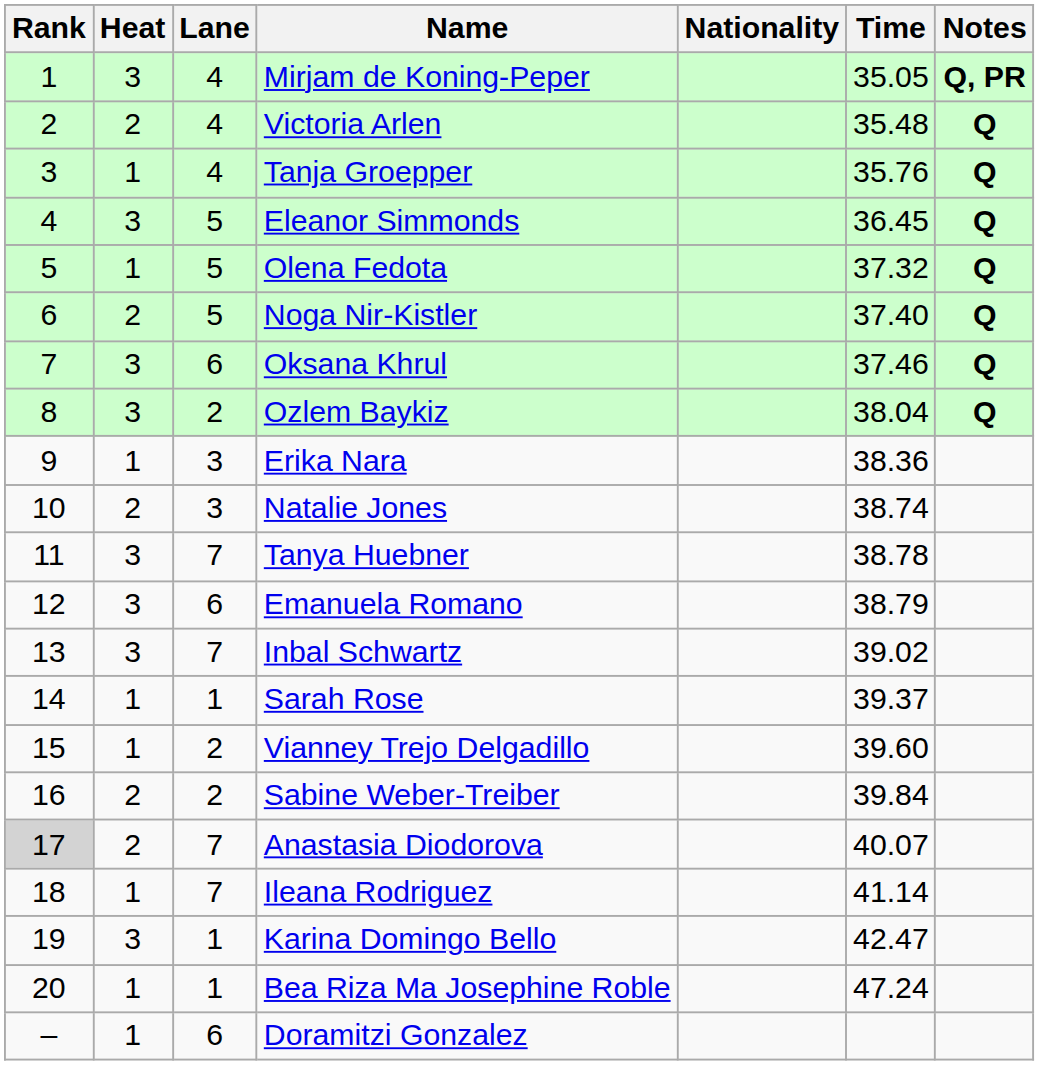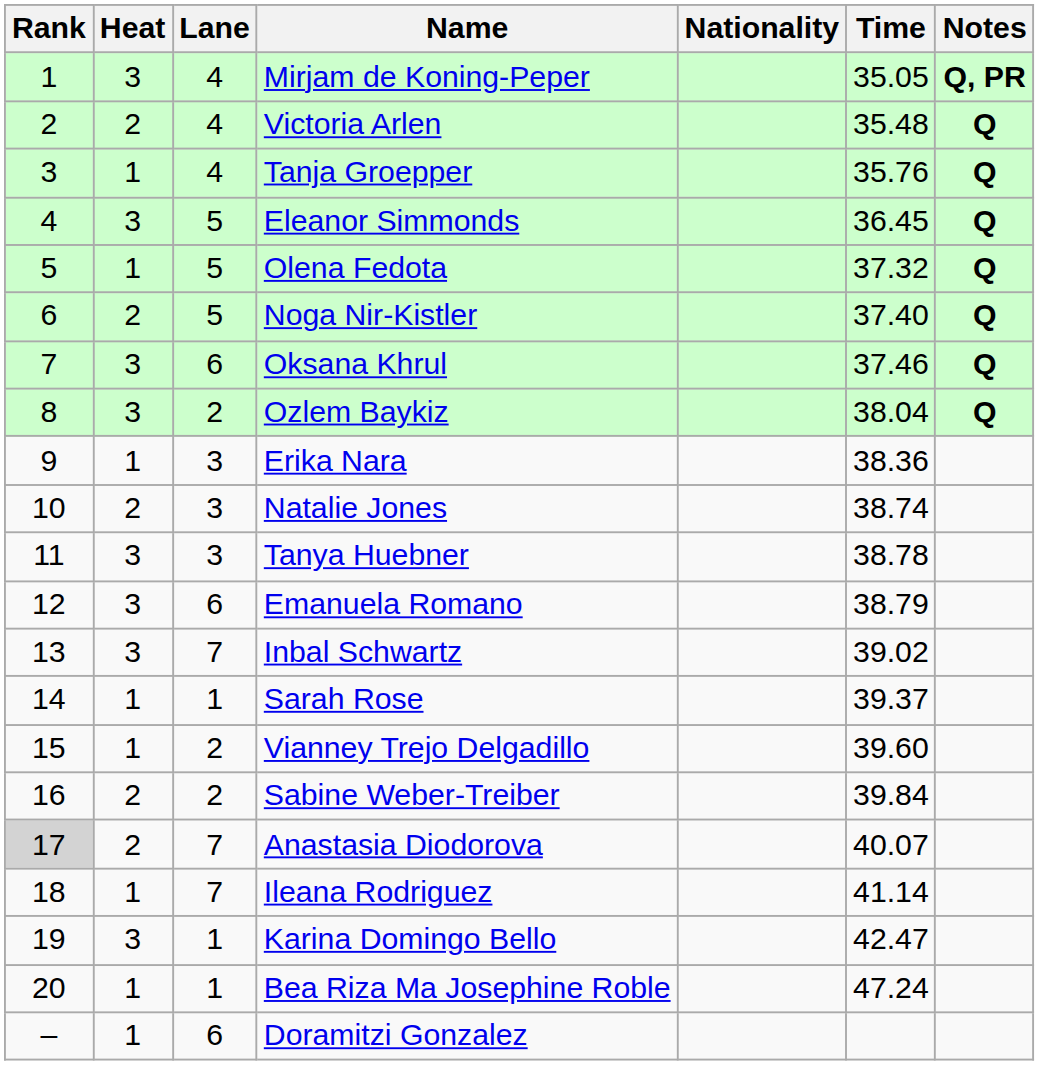(215, 556) 7 -> (215, 556) 3
